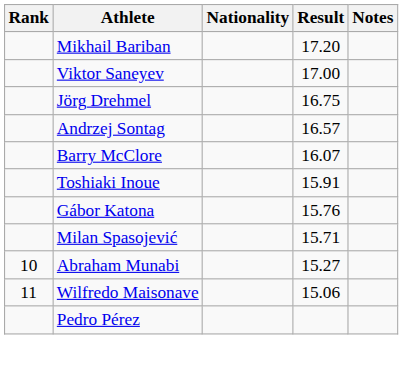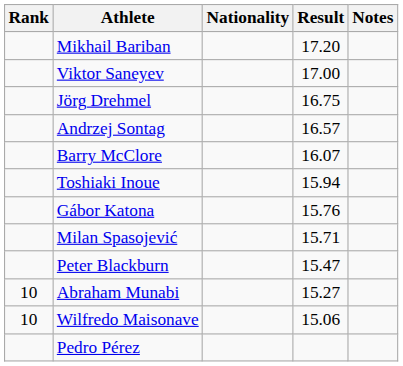(321, 182) 15.91 -> (321, 182) 15.94
+ row: (113, 264)
(29, 292) 11 -> (29, 319) 10
